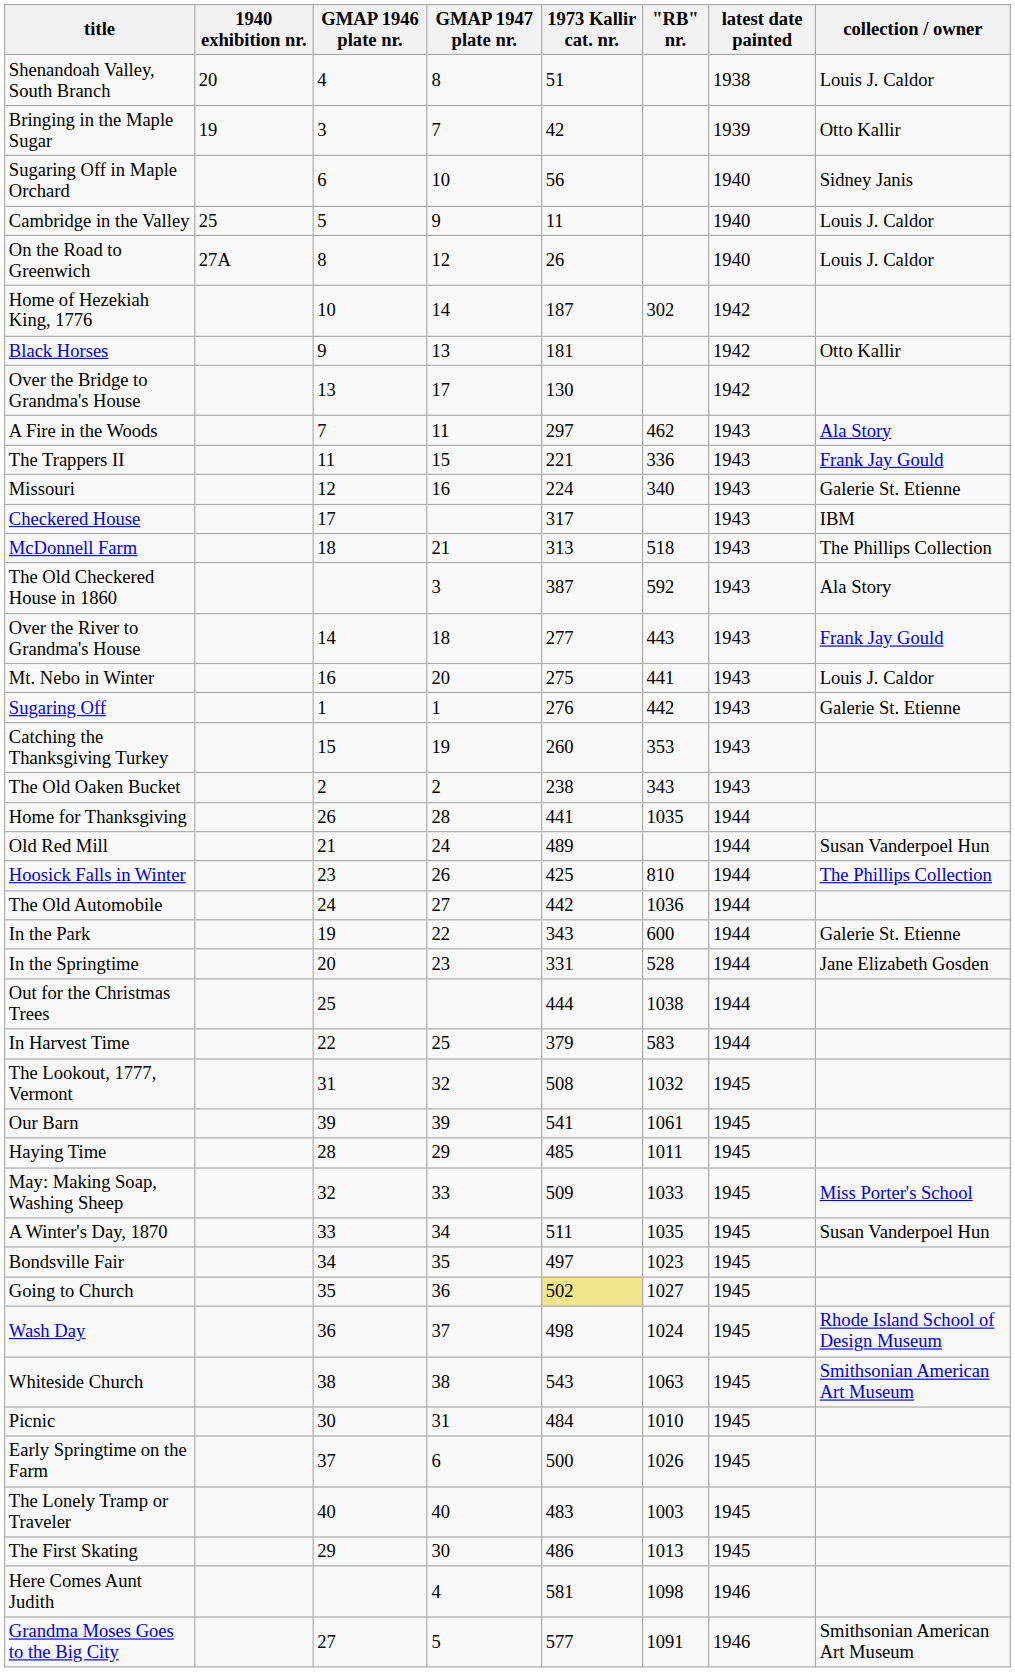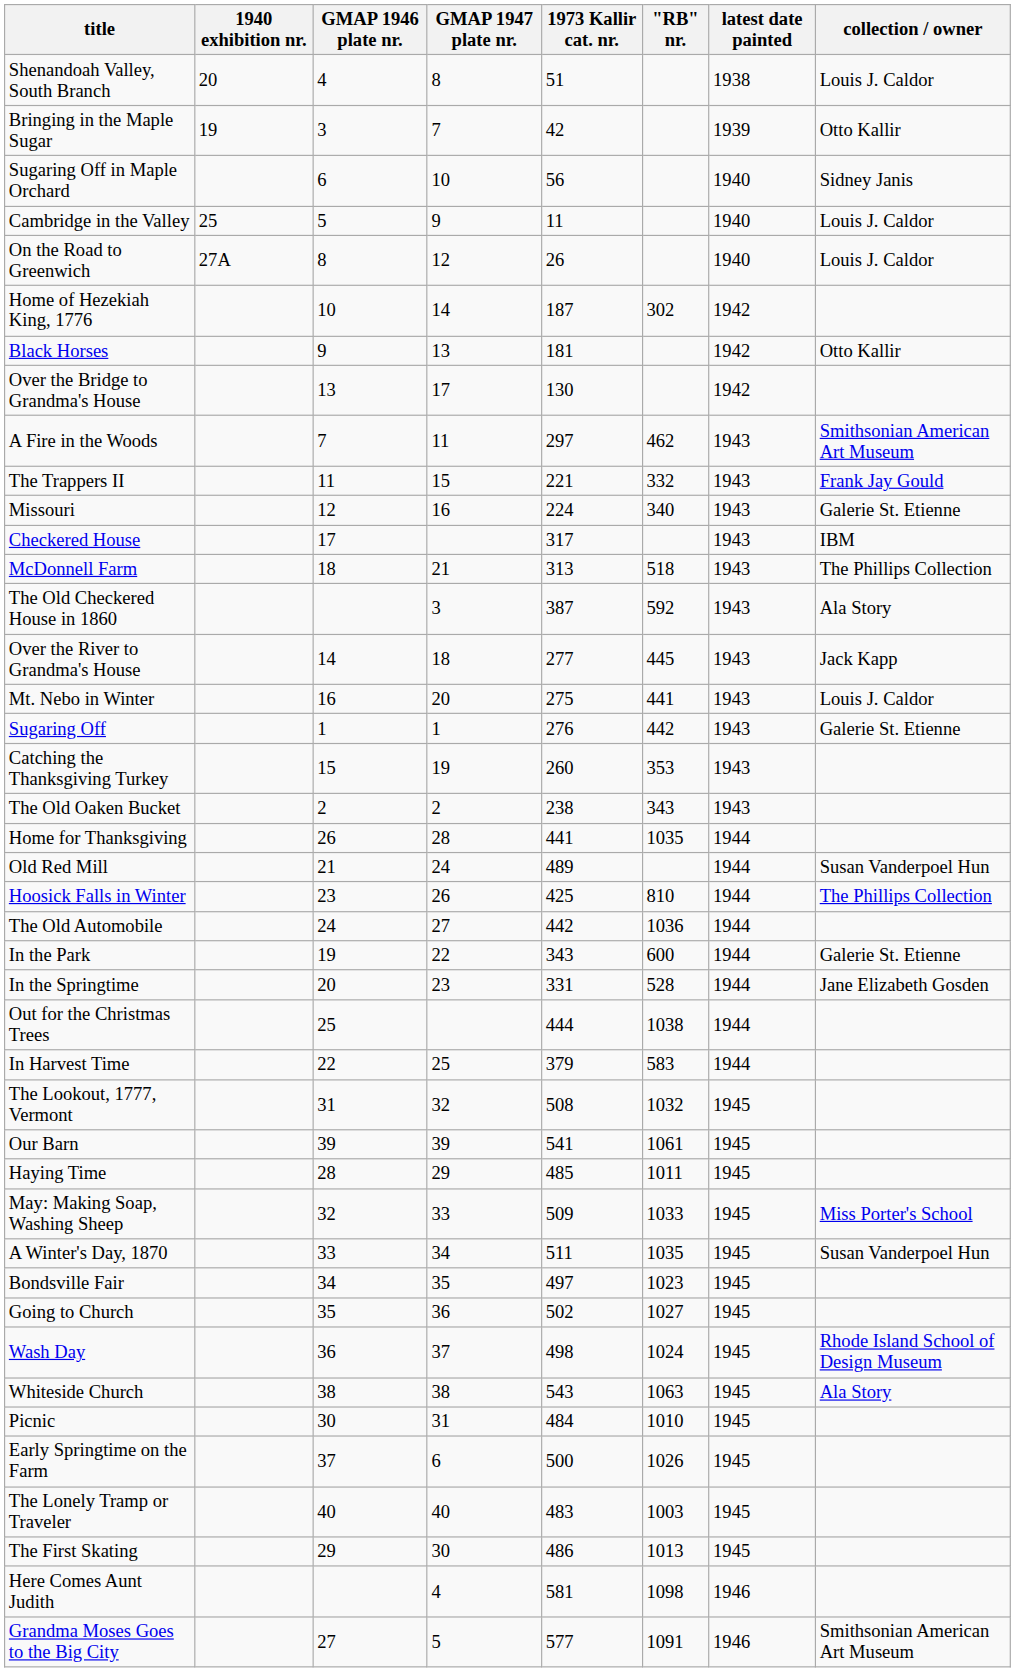(856, 430) Ala Story -> (905, 440) Smithsonian American Art Museum
(660, 459) 336 -> (660, 480) 332
(660, 638) 443 -> (660, 659) 445
(882, 638) Frank Jay Gould -> (859, 659) Jack Kapp
(560, 1291) khaki background -> (560, 1312) no background
(905, 1381) Smithsonian American Art Museum -> (856, 1392) Ala Story
